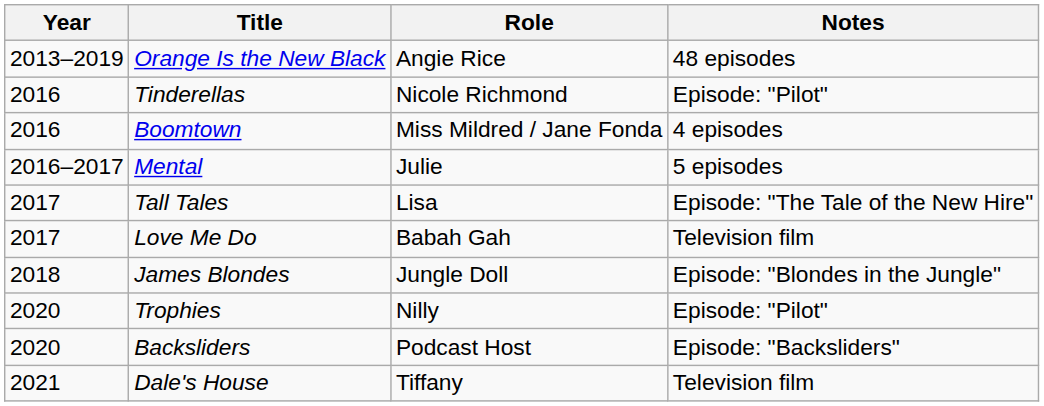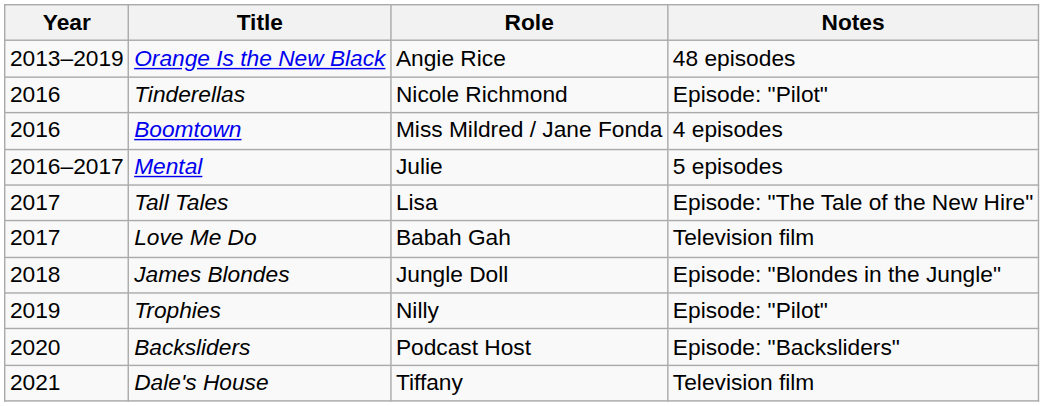(35, 310) 2020 -> (35, 310) 2019
